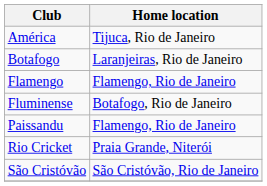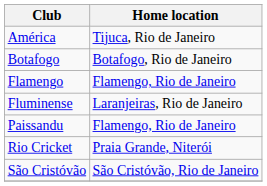(168, 59) Laranjeiras, Rio de Janeiro -> (162, 59) Botafogo, Rio de Janeiro
(162, 103) Botafogo, Rio de Janeiro -> (168, 103) Laranjeiras, Rio de Janeiro
